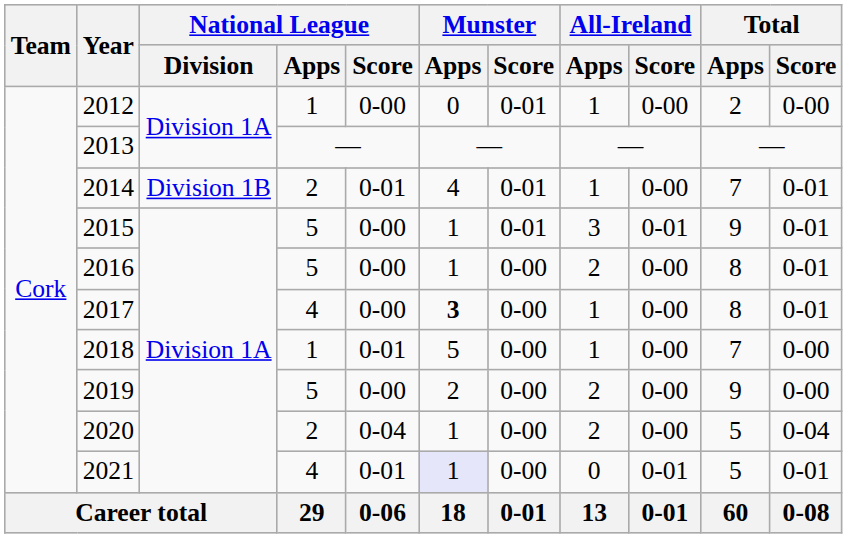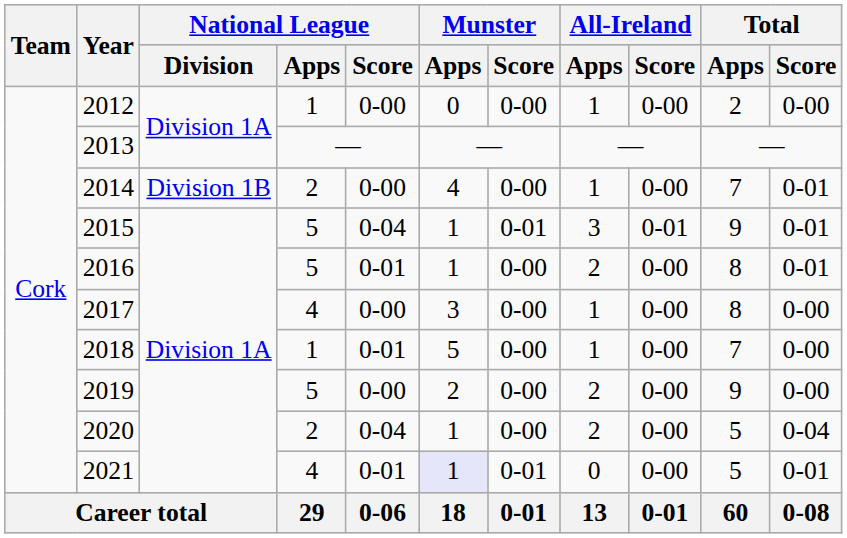(524, 106) 0-01 -> (524, 106) 0-00
(382, 187) 0-01 -> (382, 187) 0-00
(524, 187) 0-01 -> (524, 187) 0-00
(382, 227) 0-00 -> (382, 227) 0-04
(382, 268) 0-00 -> (382, 268) 0-01
(453, 308) bold -> (453, 308) normal
(806, 308) 0-01 -> (806, 308) 0-00
(524, 471) 0-00 -> (524, 471) 0-01
(665, 471) 0-01 -> (665, 471) 0-00
